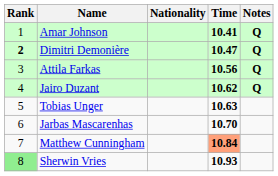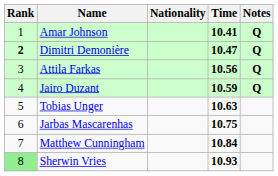(224, 87) 10.62 -> (224, 87) 10.59
(224, 124) 10.70 -> (224, 124) 10.75
(224, 143) lightsalmon background -> (224, 143) no background
